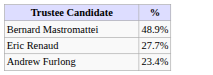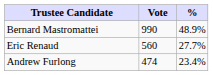+ column: (158, 12)
